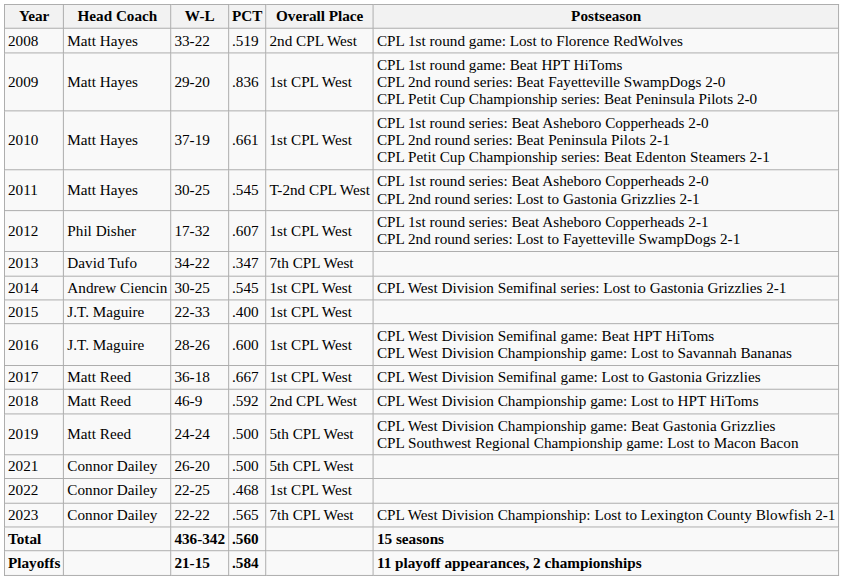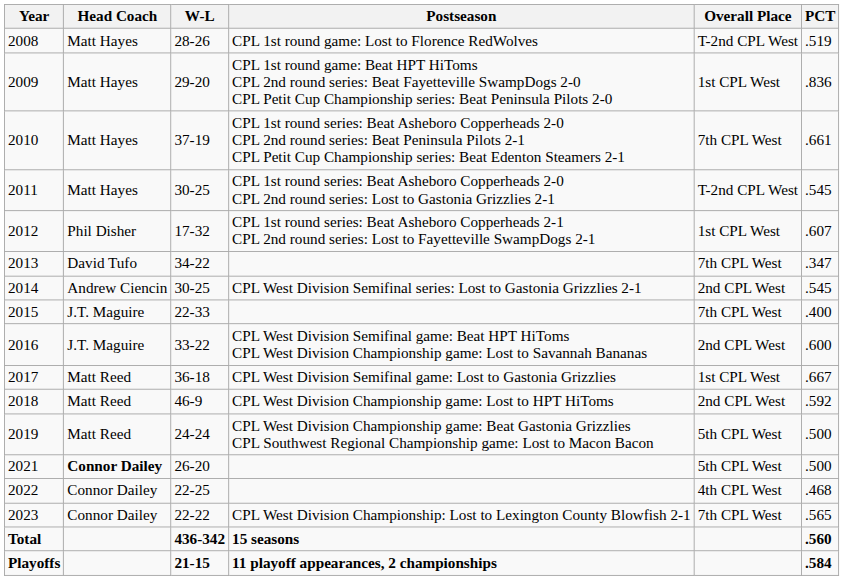columns swapped: (247, 16) <-> (606, 16)
(192, 40) 33-22 -> (192, 40) 28-26
(313, 40) 2nd CPL West -> (748, 40) T-2nd CPL West
(311, 140) 1st CPL West -> (740, 140) 7th CPL West
(311, 287) 1st CPL West -> (741, 287) 2nd CPL West
(311, 312) 1st CPL West -> (740, 312) 7th CPL West
(192, 344) 28-26 -> (192, 344) 33-22
(311, 344) 1st CPL West -> (741, 344) 2nd CPL West
(112, 466) normal -> (115, 466) bold
(311, 490) 1st CPL West -> (740, 490) 4th CPL West
